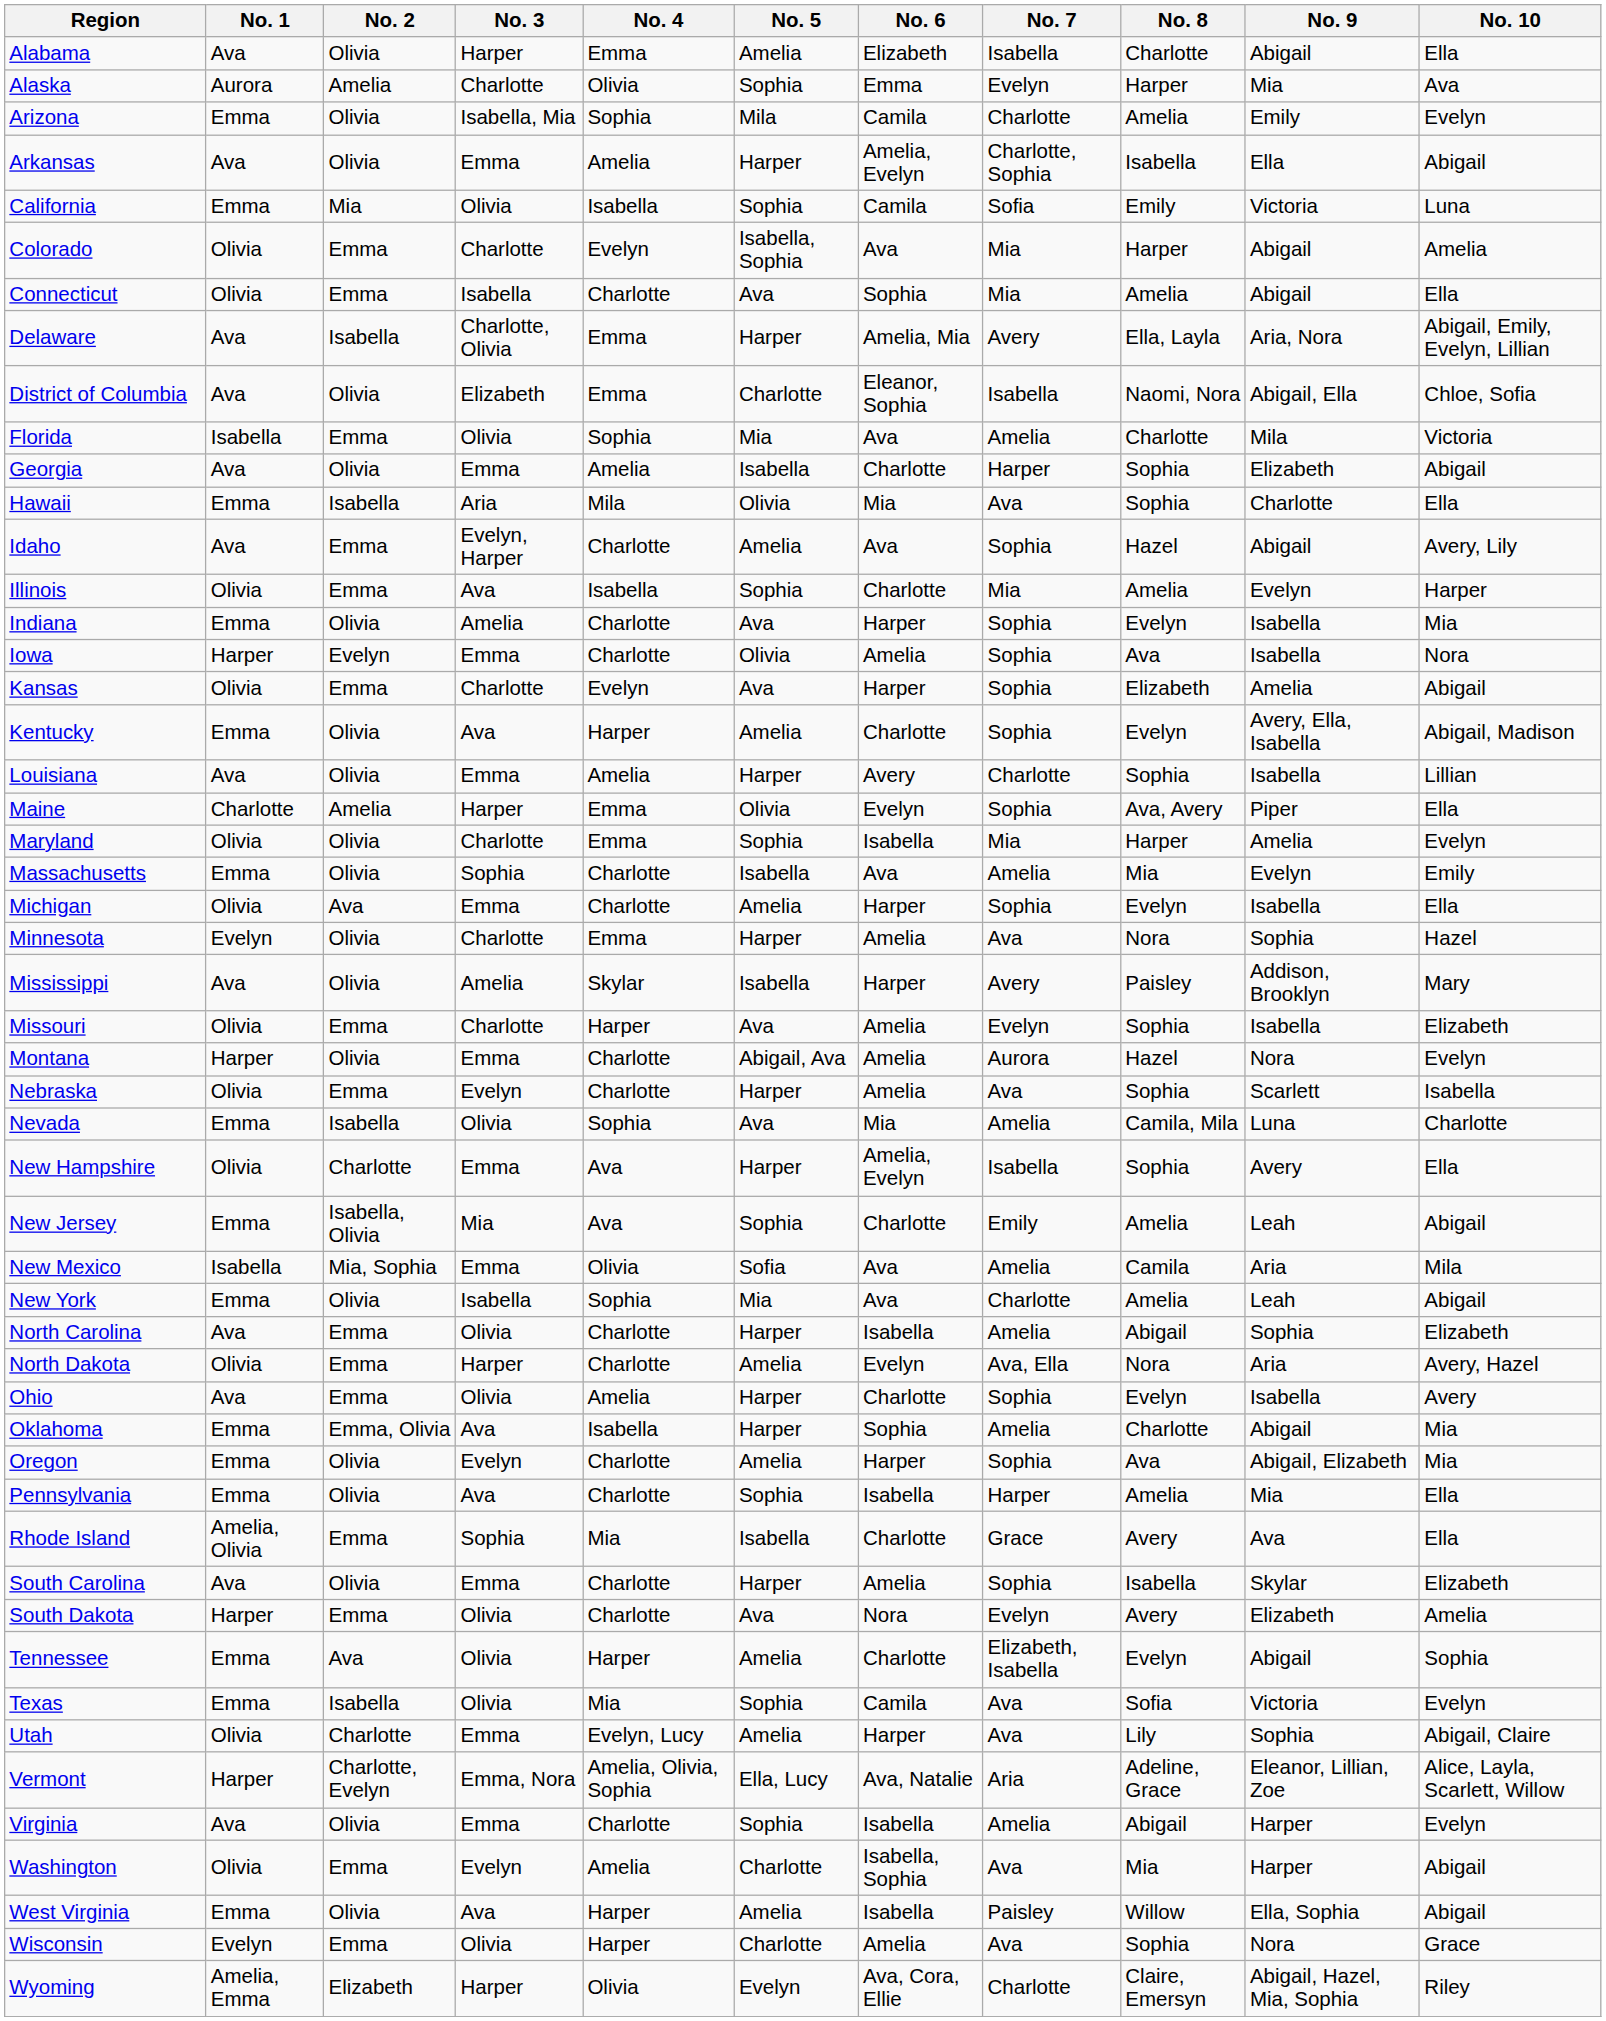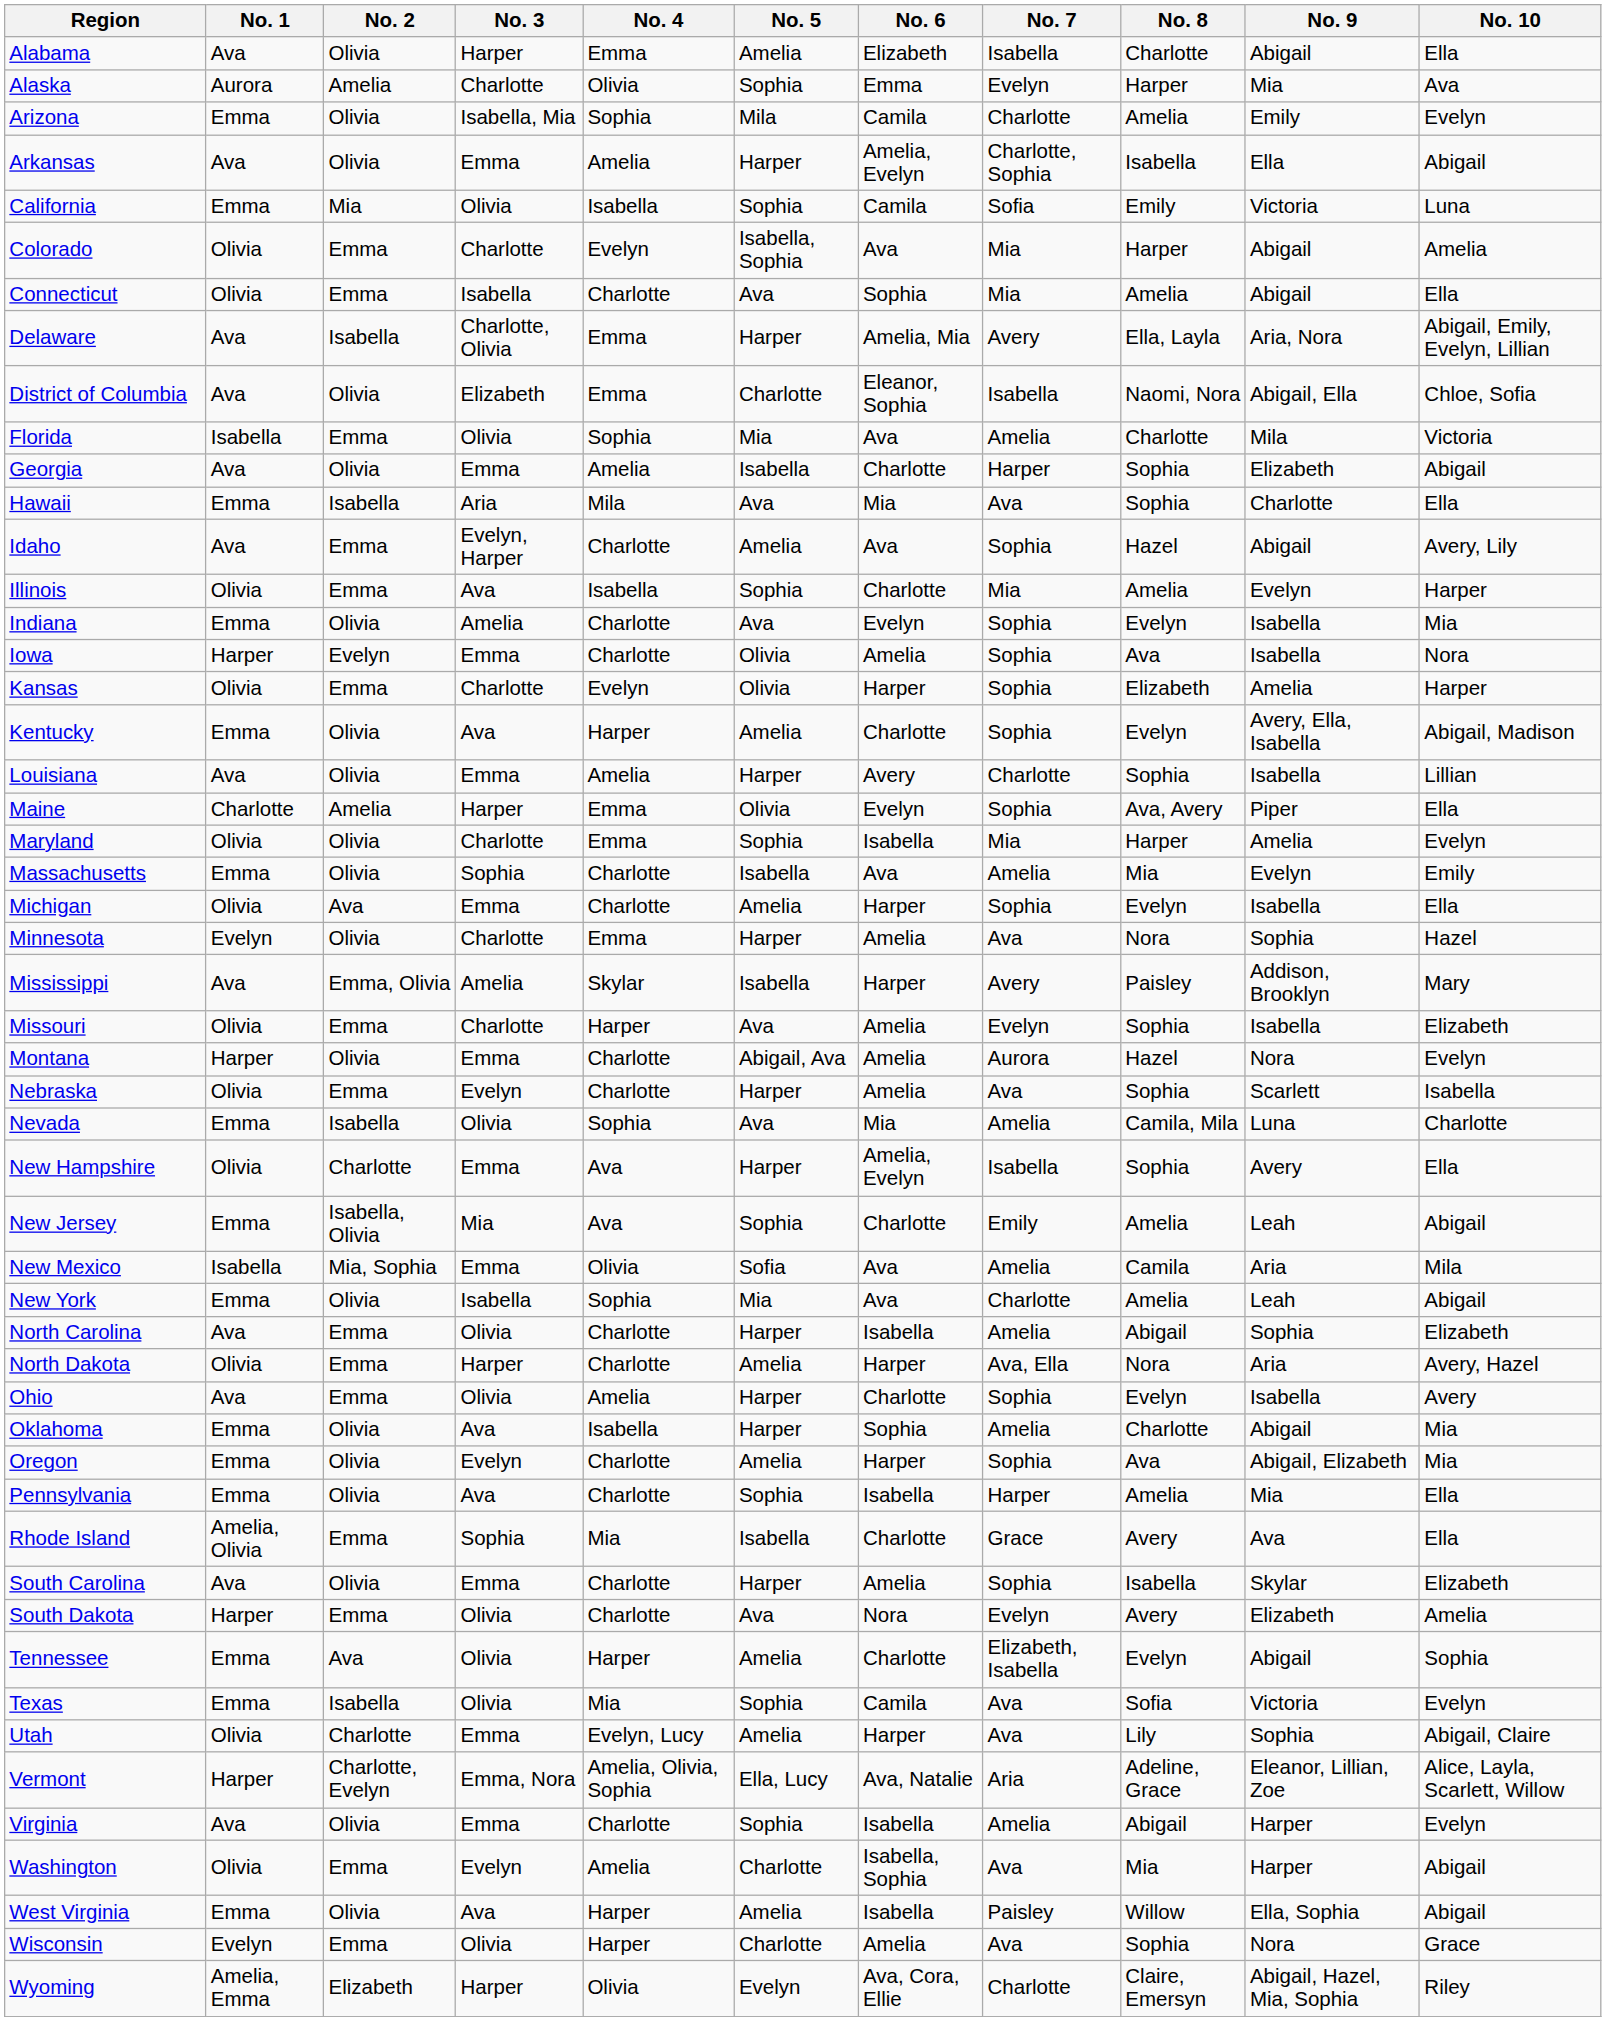(765, 502) Olivia -> (756, 502) Ava
(894, 623) Harper -> (894, 623) Evelyn
(756, 688) Ava -> (765, 688) Olivia
(1455, 688) Abigail -> (1456, 688) Harper
(354, 982) Olivia -> (389, 982) Emma, Olivia
(894, 1364) Evelyn -> (894, 1364) Harper
(389, 1429) Emma, Olivia -> (354, 1429) Olivia
